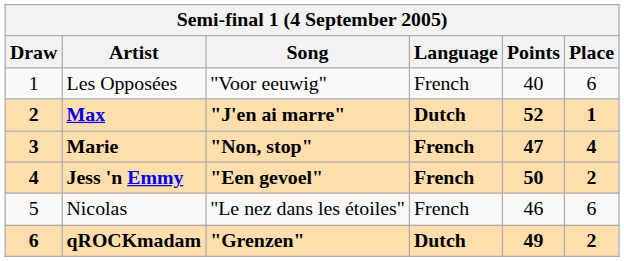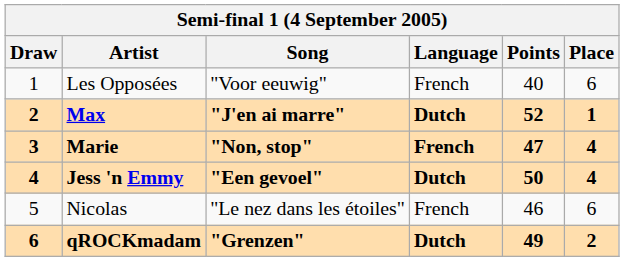(444, 177) French -> (440, 177) Dutch
(592, 177) 2 -> (592, 177) 4
